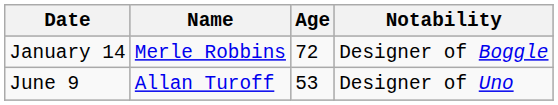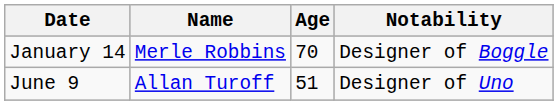(307, 52) 72 -> (307, 52) 70
(307, 84) 53 -> (307, 84) 51
